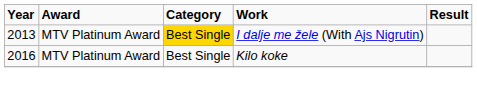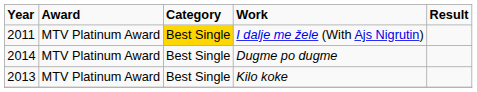(22, 34) 2013 -> (21, 34) 2011
+ row: (287, 55)
(22, 55) 2016 -> (22, 76) 2013
